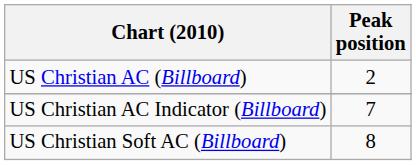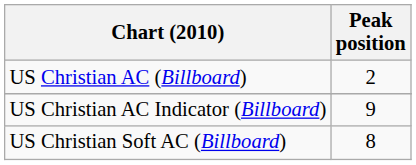(371, 109) 7 -> (371, 109) 9
